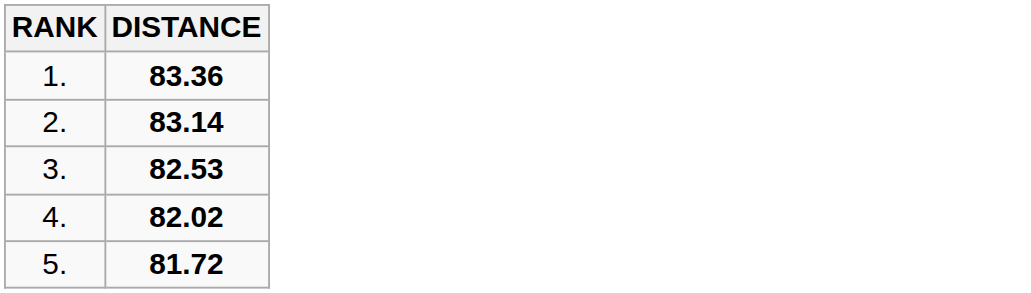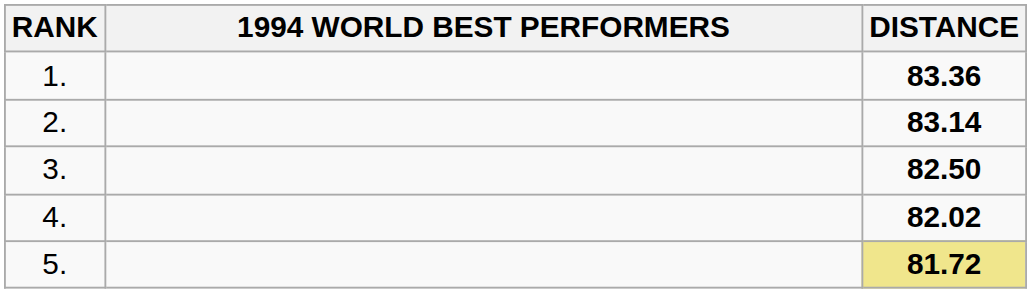+ column: (483, 28)
(186, 169) 82.53 -> (944, 169) 82.50
(186, 264) no background -> (944, 264) khaki background
